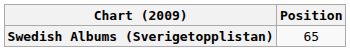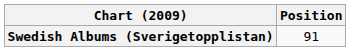(311, 36) 65 -> (311, 36) 91
